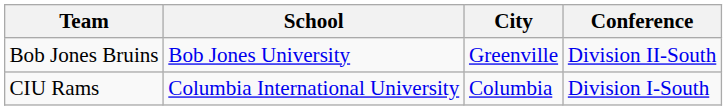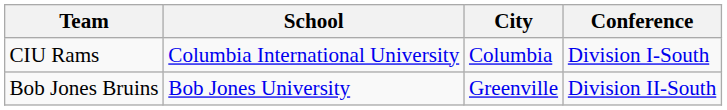rows swapped: (54, 88) <-> (84, 54)
